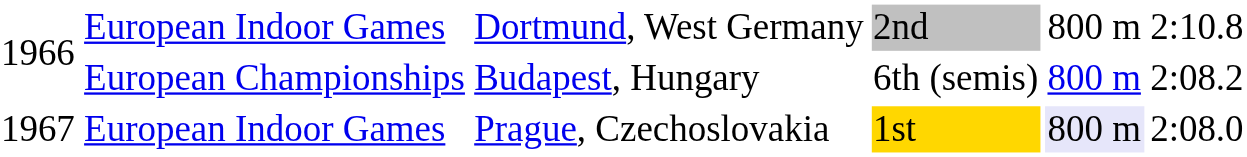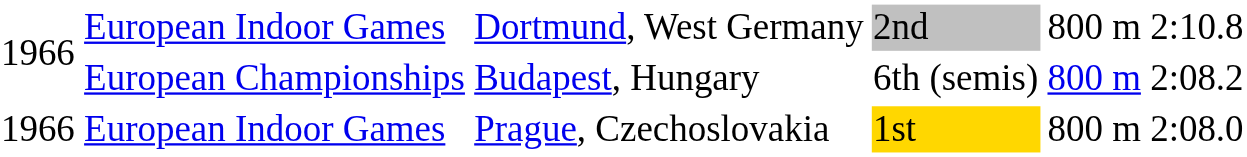(38, 128) 1967 -> (38, 128) 1966
(1094, 128) lavender background -> (1094, 128) no background
